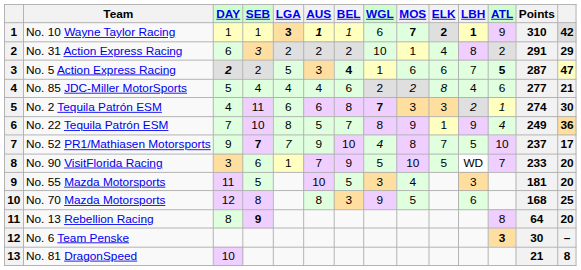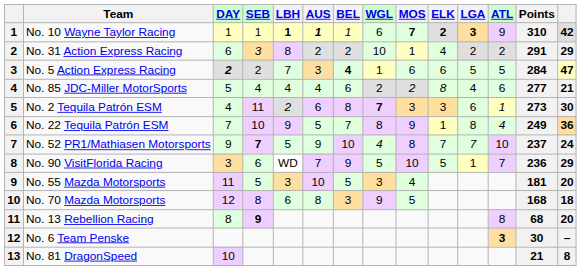columns swapped: (473, 13) <-> (288, 13)
(502, 69) bold -> (502, 69) normal
(537, 69) 287 -> (537, 69) 284
(537, 107) 274 -> (537, 107) 273
(567, 144) 17 -> (567, 144) 24
(537, 163) 233 -> (537, 163) 236
(567, 163) 20 -> (567, 163) 29
(567, 200) 25 -> (567, 200) 18
(537, 219) 64 -> (537, 219) 68
